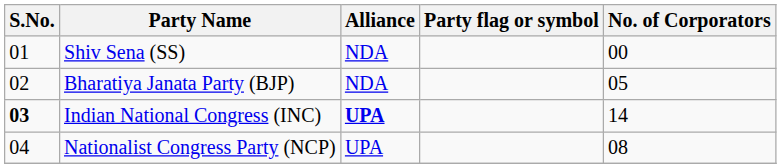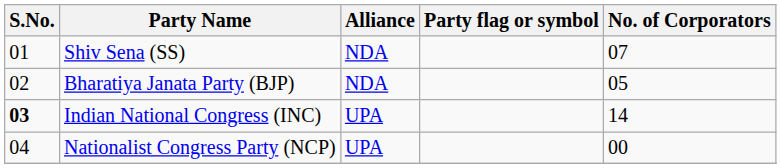(618, 52) 00 -> (618, 52) 07
(365, 115) bold -> (364, 115) normal
(618, 147) 08 -> (618, 147) 00
